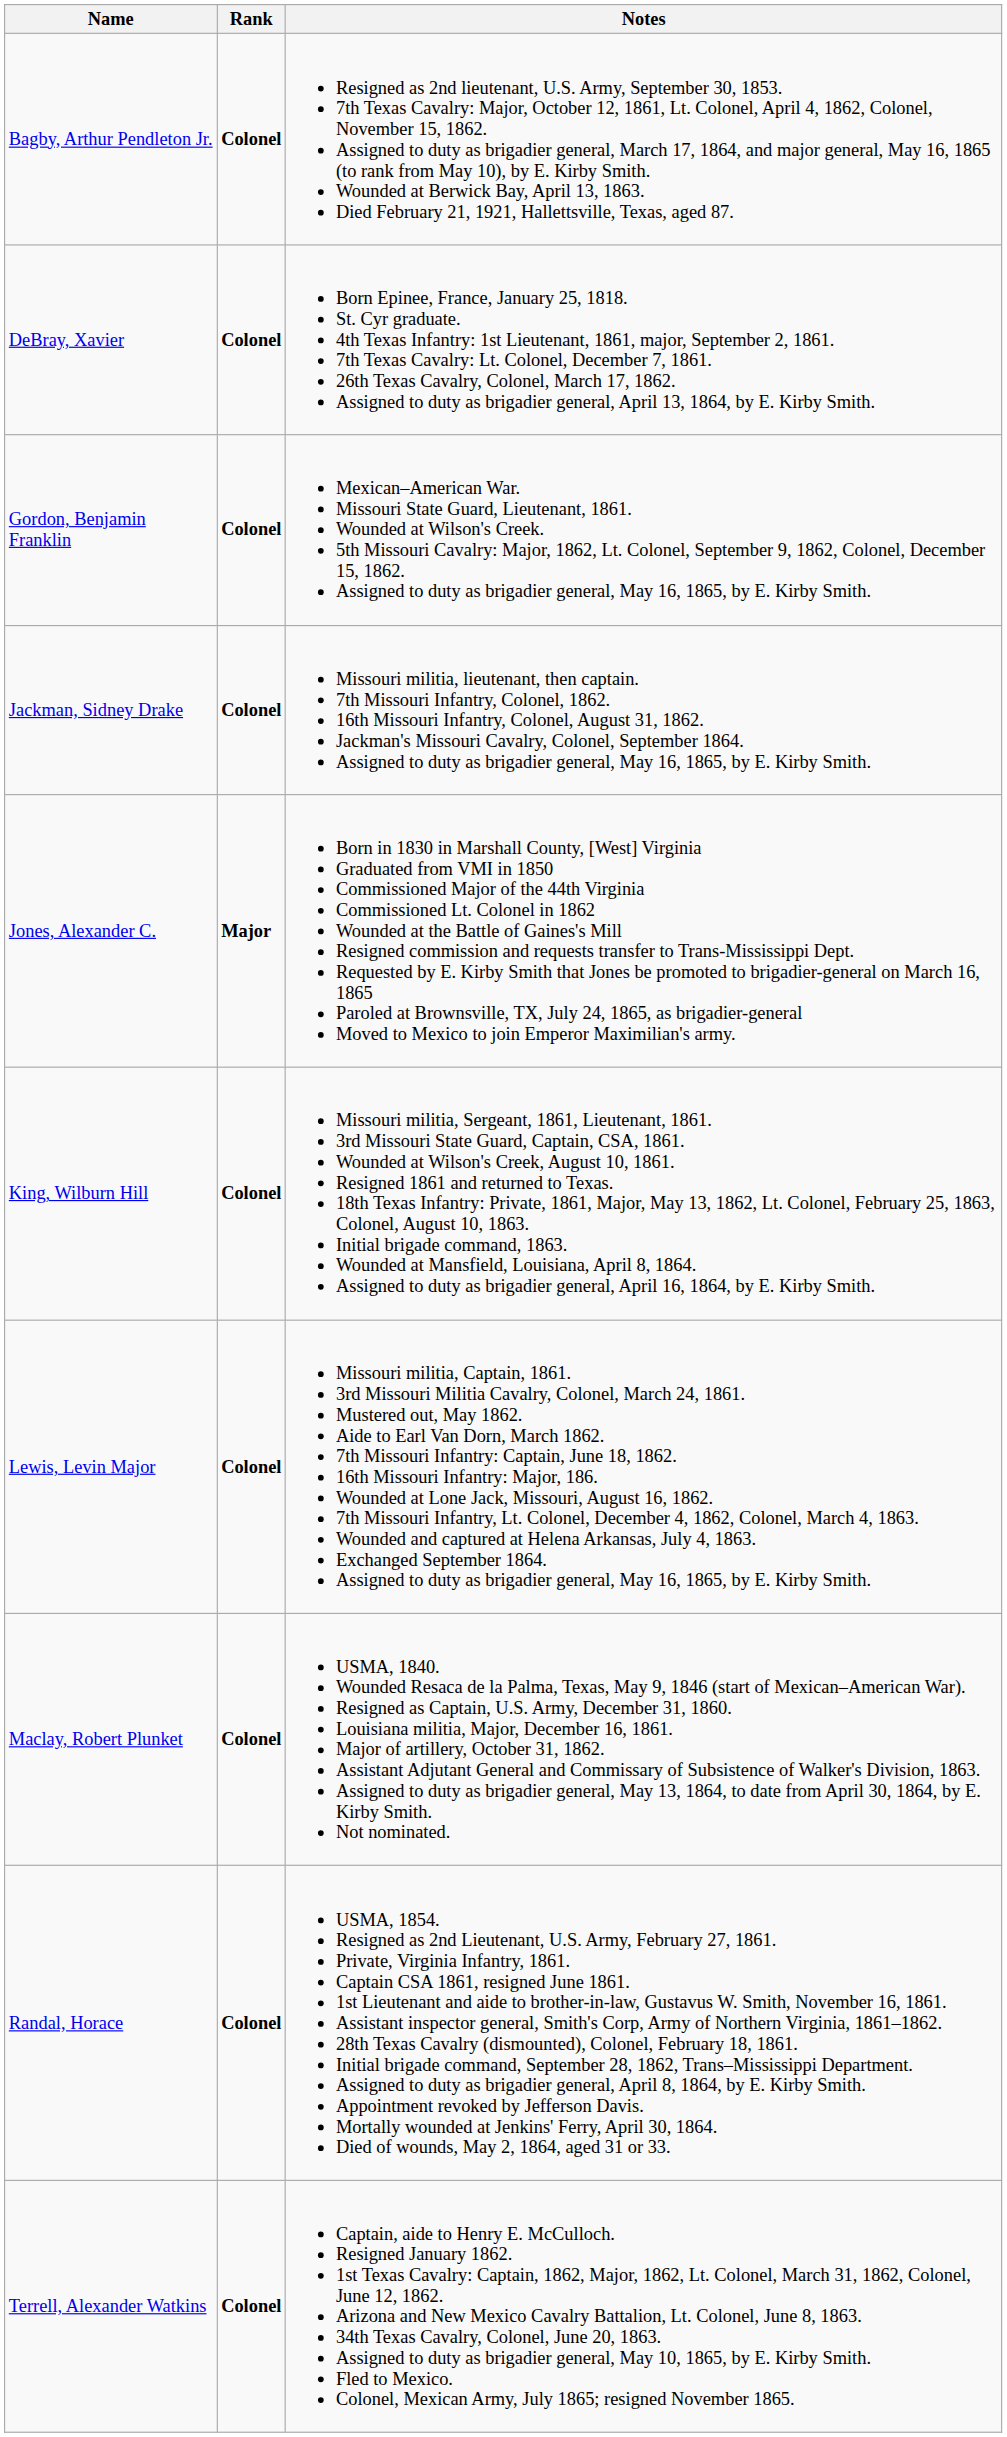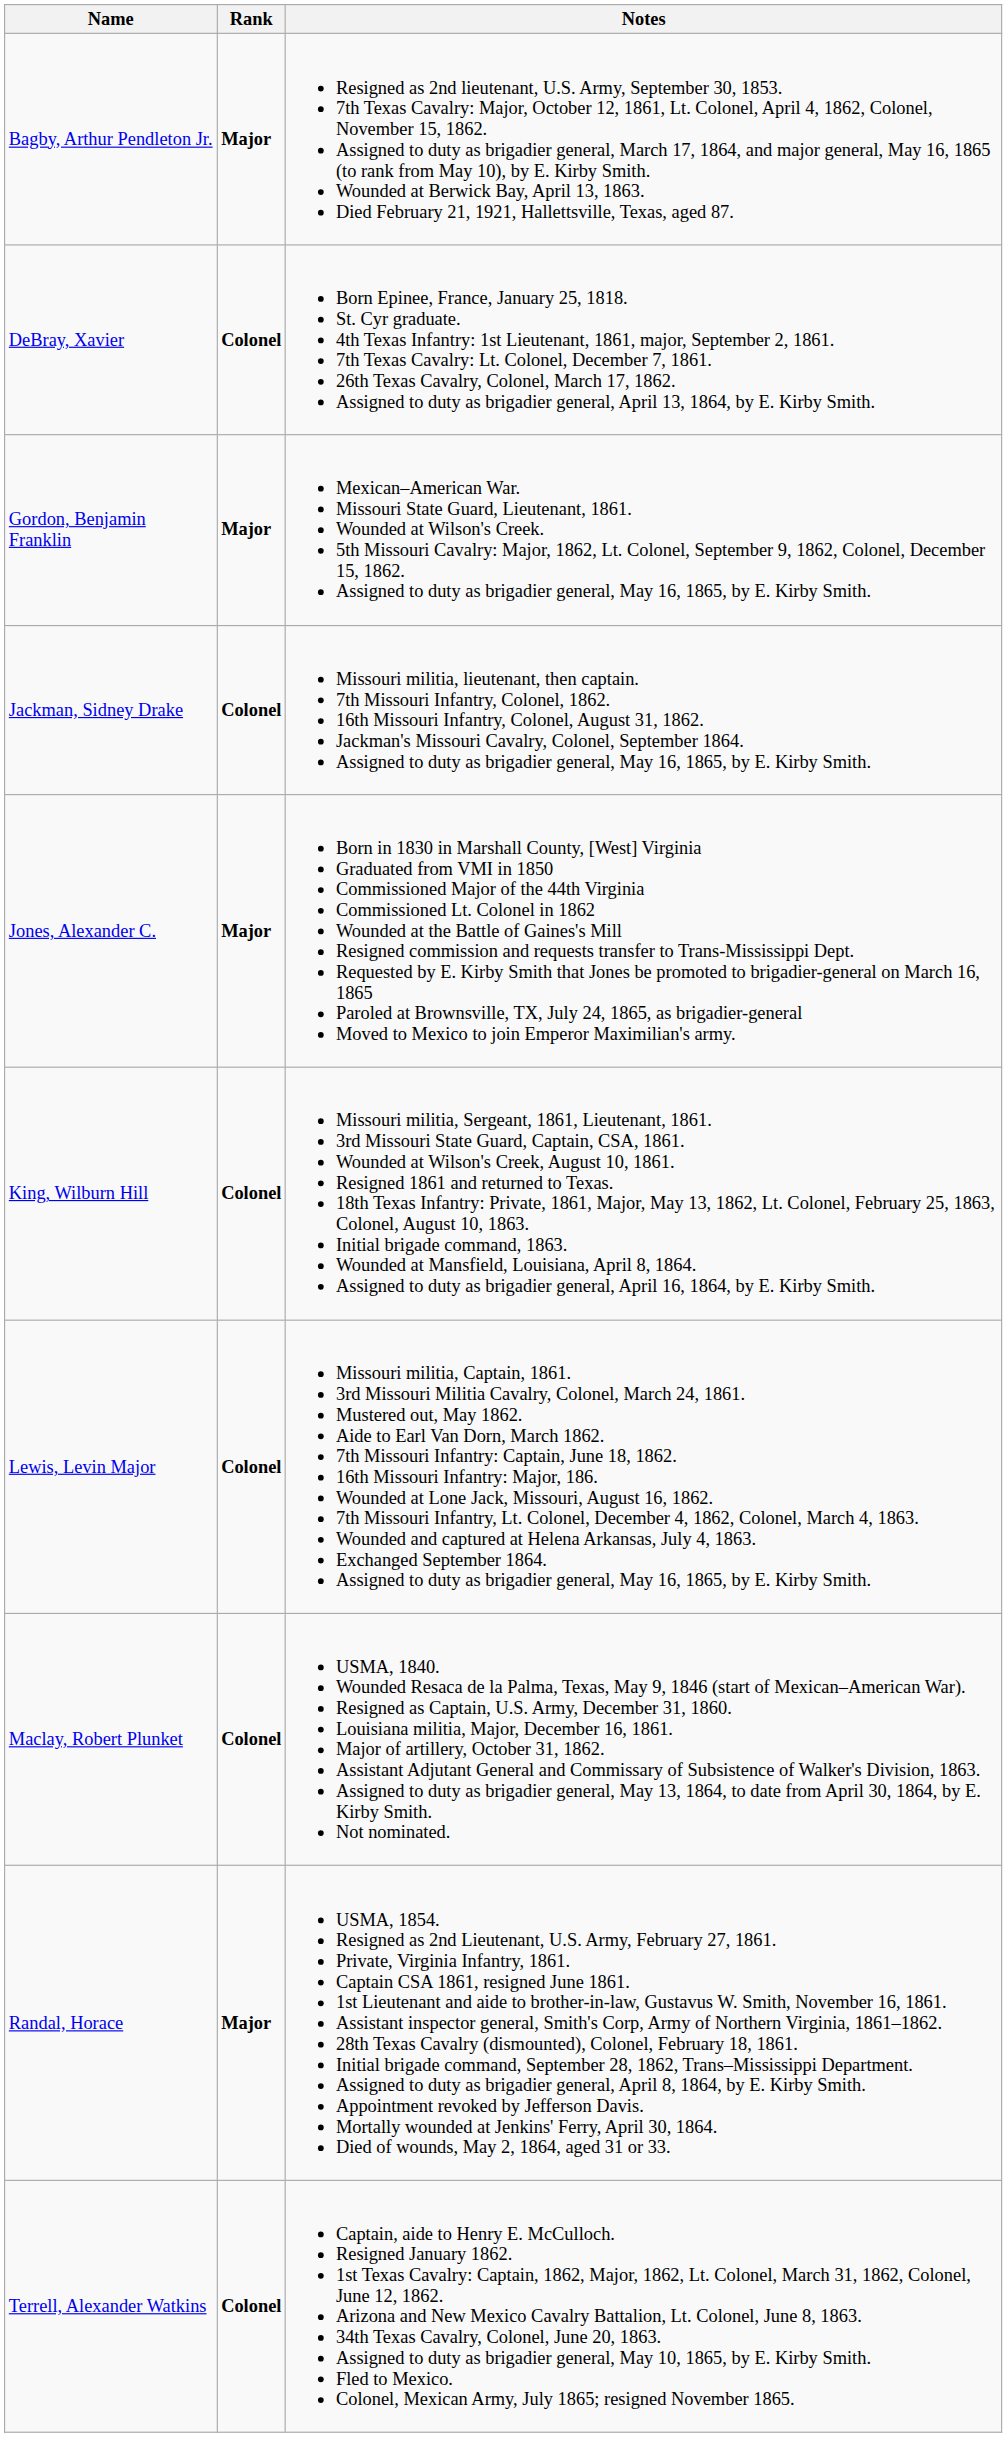(251, 139) Colonel -> (246, 139) Major
(251, 529) Colonel -> (246, 529) Major
(251, 2022) Colonel -> (246, 2022) Major
